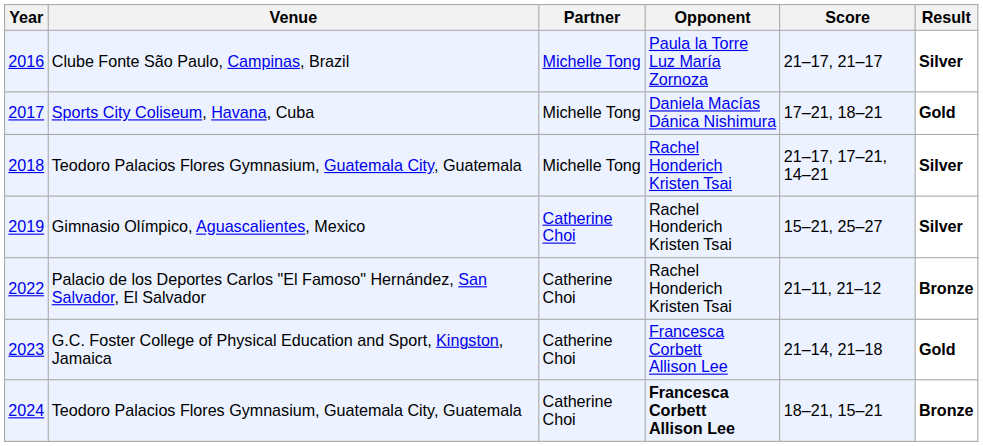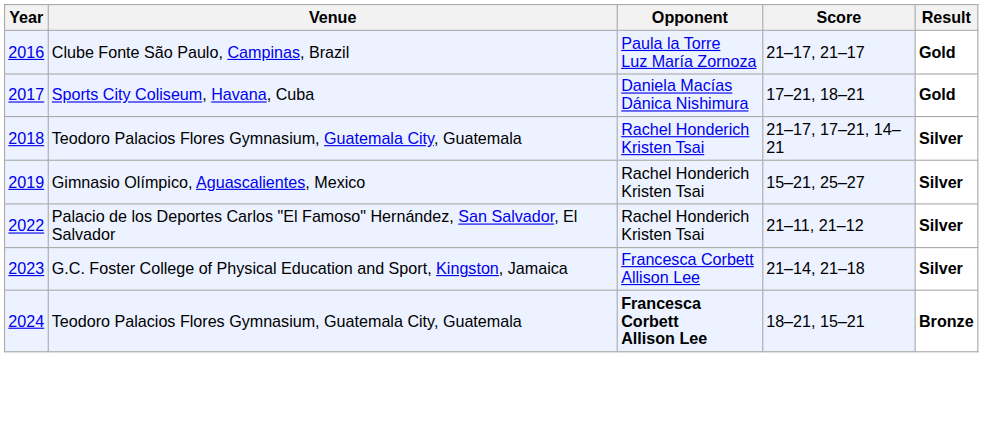- column: (592, 18)
(941, 61) Silver -> (937, 52) Gold
(946, 288) Bronze -> (941, 226) Silver
(937, 350) Gold -> (941, 269) Silver
